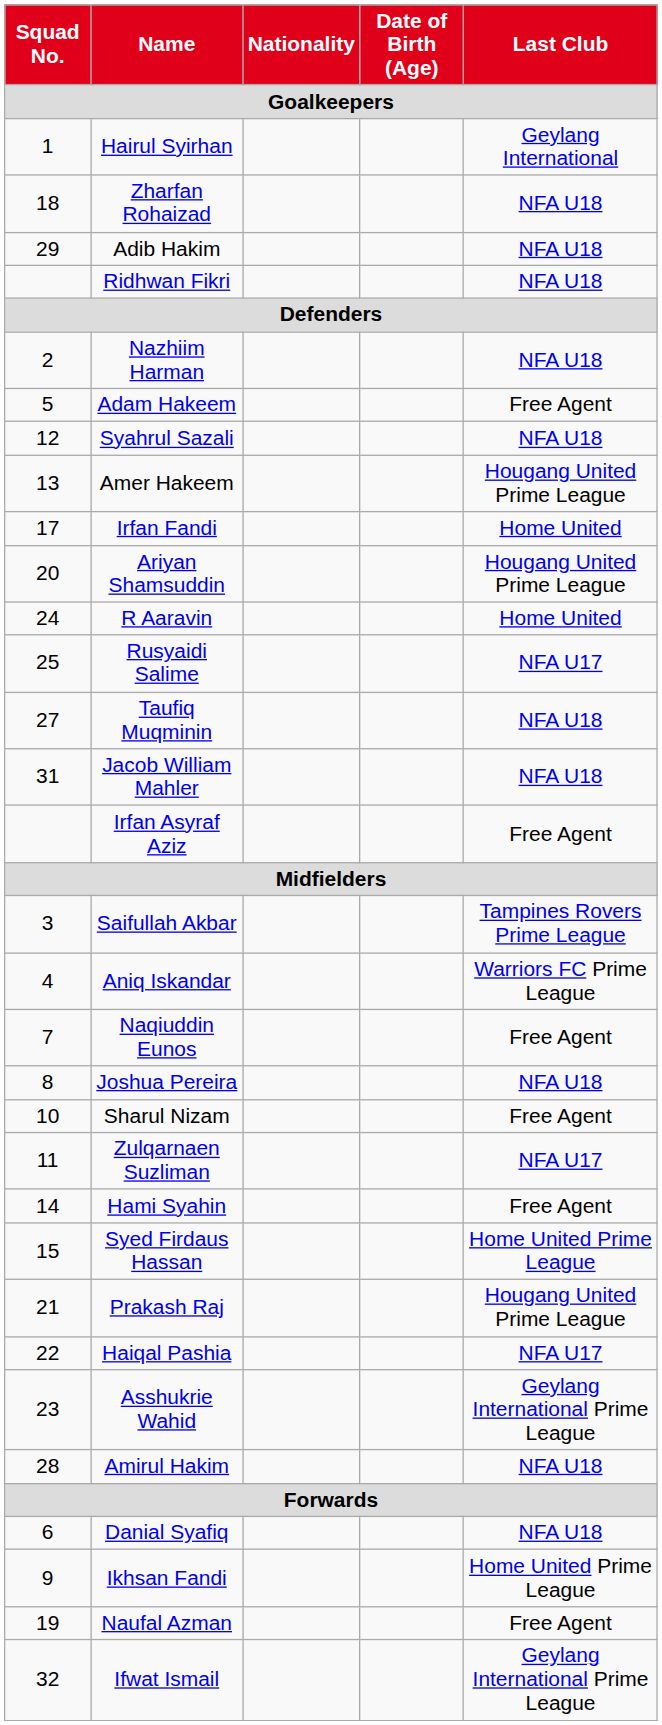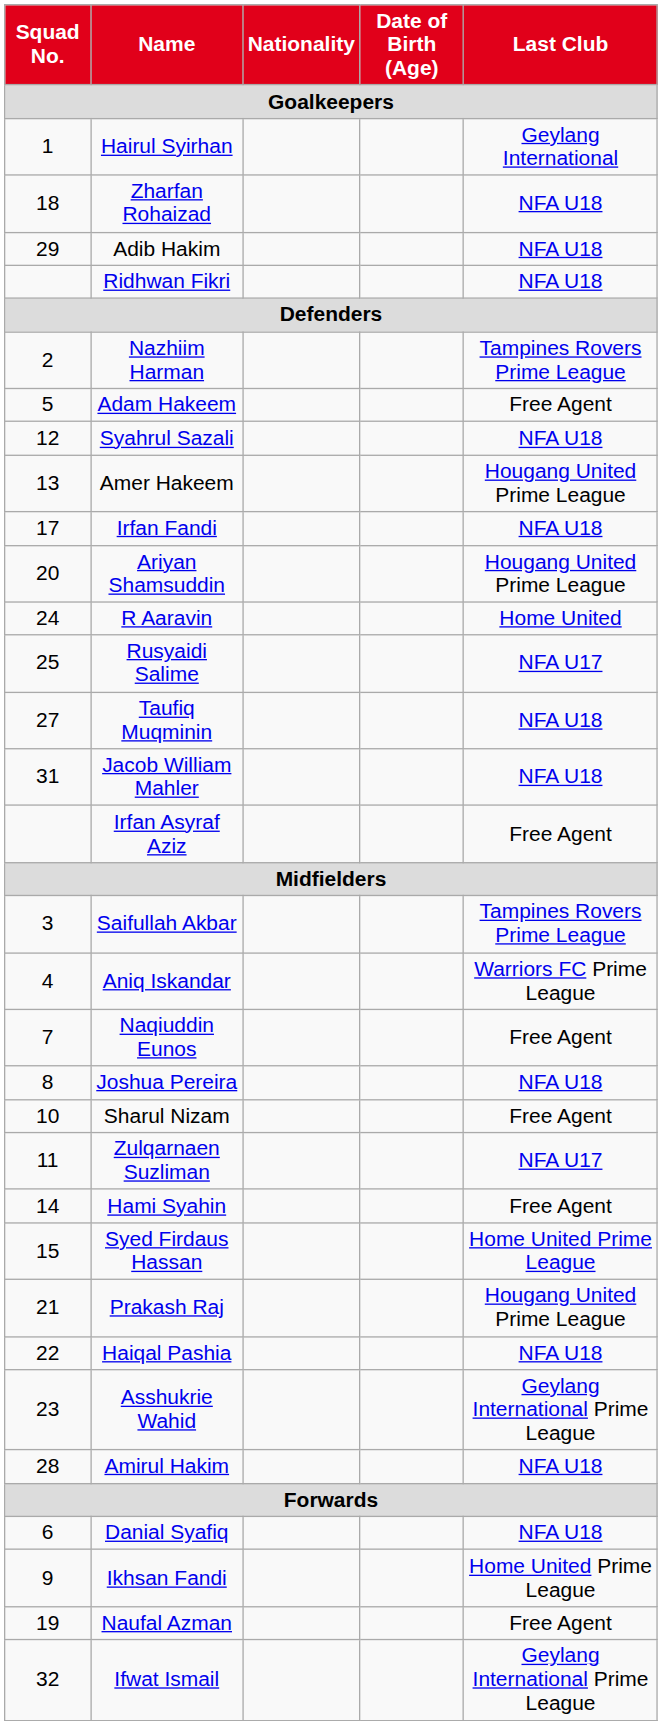(561, 359) NFA U18 -> (561, 359) Tampines Rovers Prime League
(561, 528) Home United -> (561, 528) NFA U18
(561, 1352) NFA U17 -> (561, 1352) NFA U18
